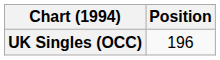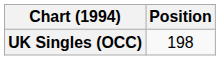(180, 42) 196 -> (180, 42) 198
